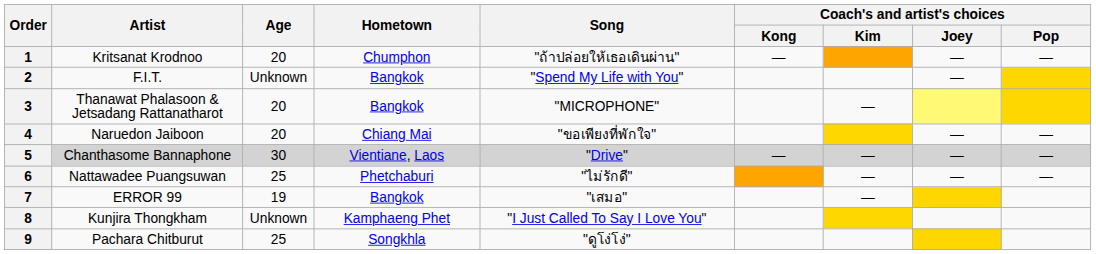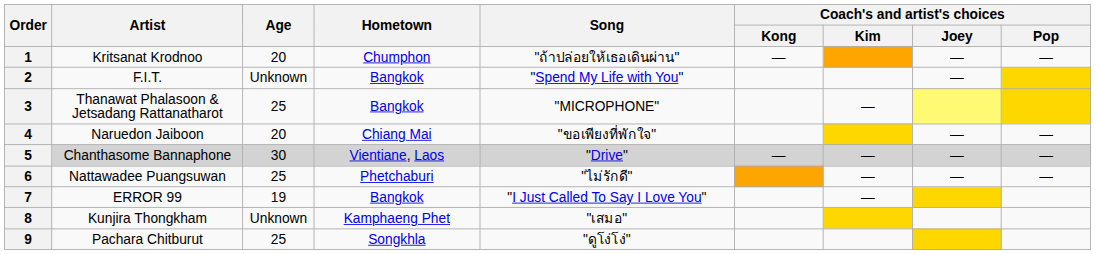(279, 106) 20 -> (279, 106) 25
(607, 197) "เสมอ" -> (607, 197) "I Just Called To Say I Love You"
(607, 218) "I Just Called To Say I Love You" -> (607, 218) "เสมอ"
